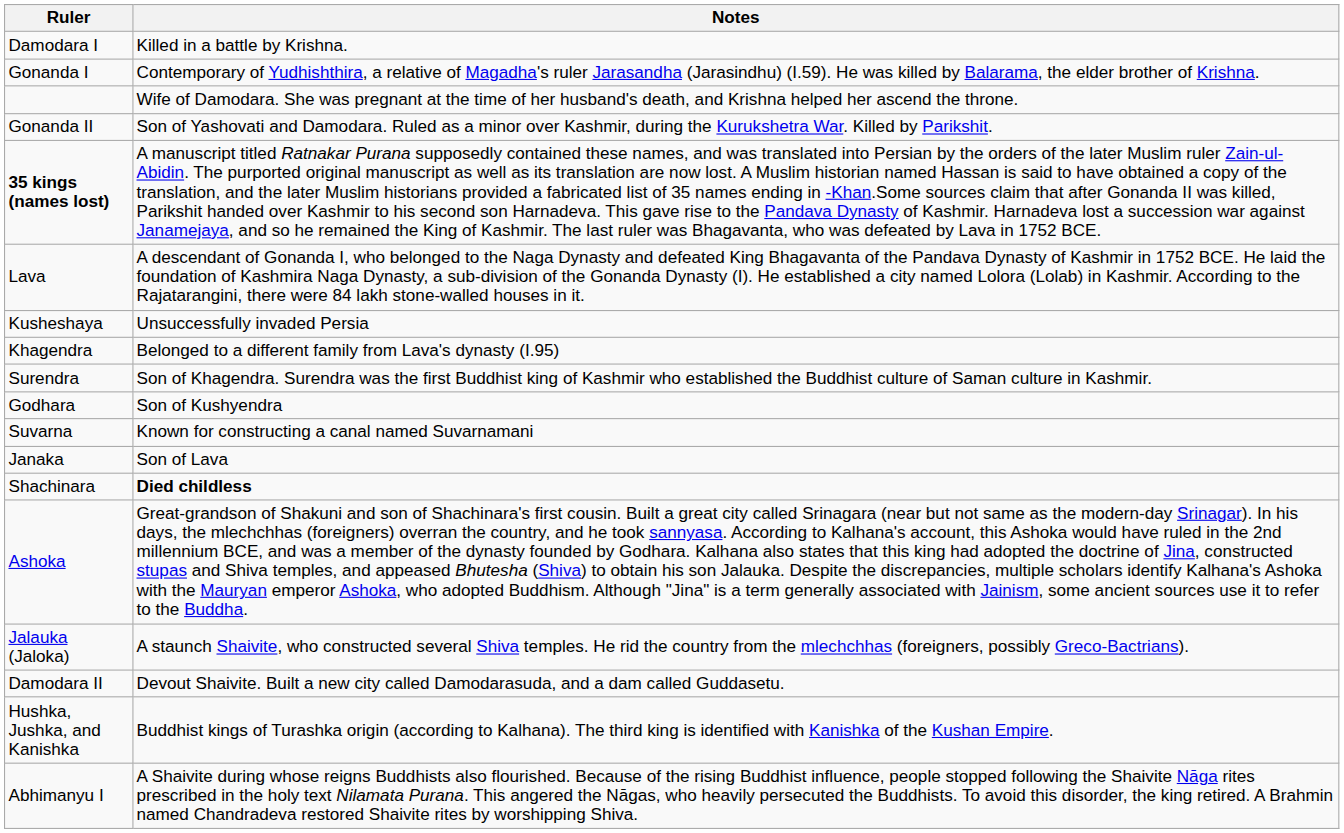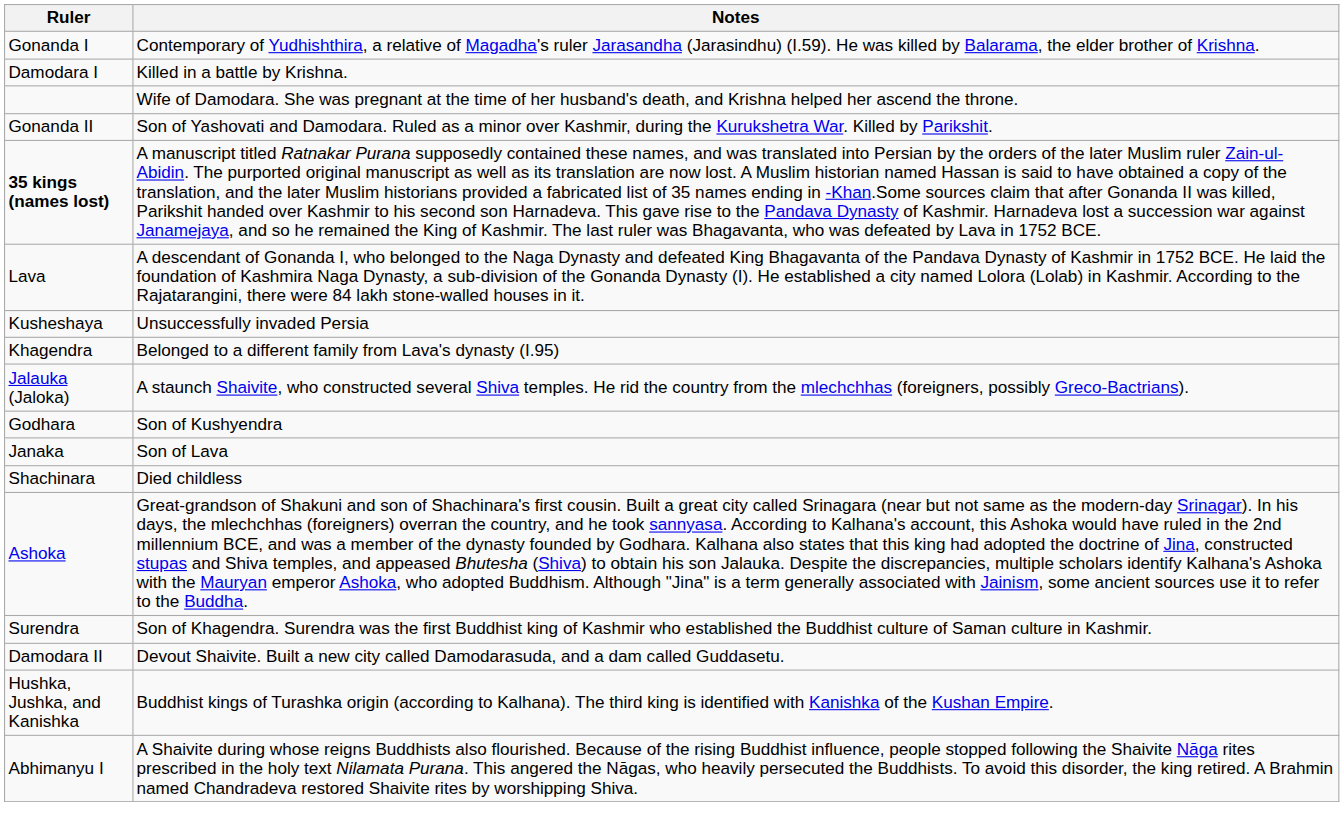rows swapped: (48, 72) <-> (53, 45)
rows swapped: (44, 377) <-> (39, 646)
- row: (40, 432)
(194, 486) bold -> (189, 478) normal
